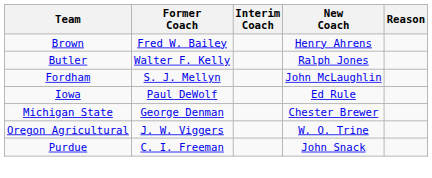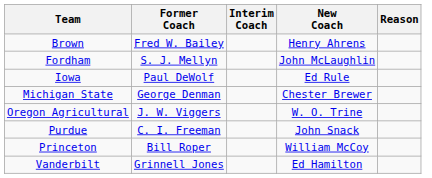- row: (68, 60)
+ row: (68, 147)
+ row: (68, 164)
